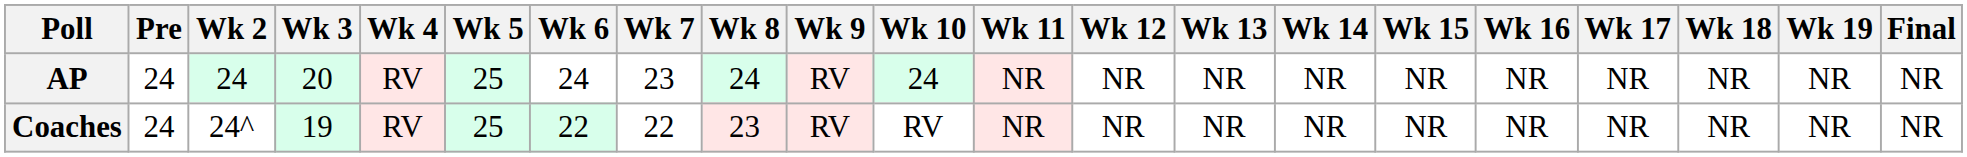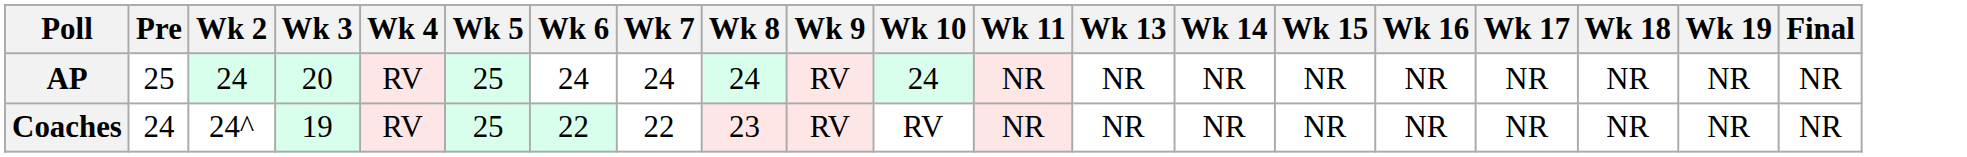- column: (1123, 28)
(159, 77) 24 -> (159, 77) 25
(659, 77) 23 -> (659, 77) 24
